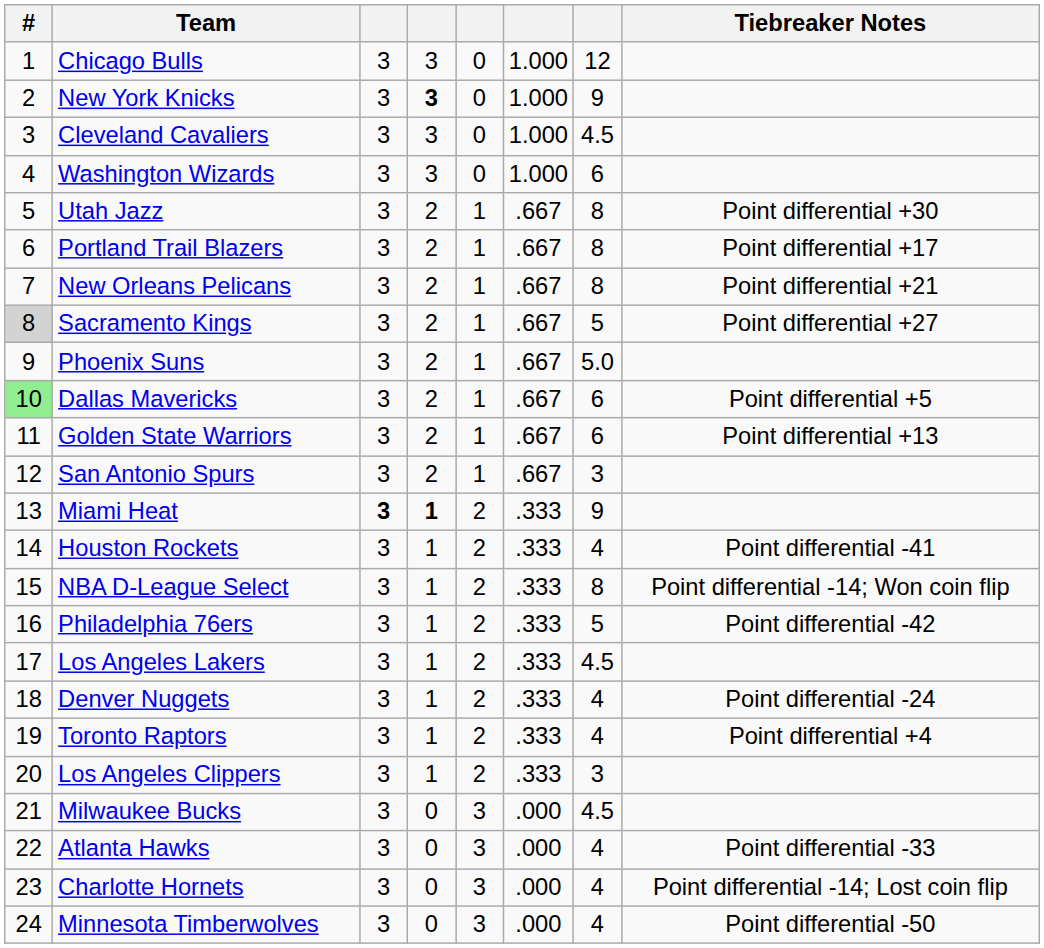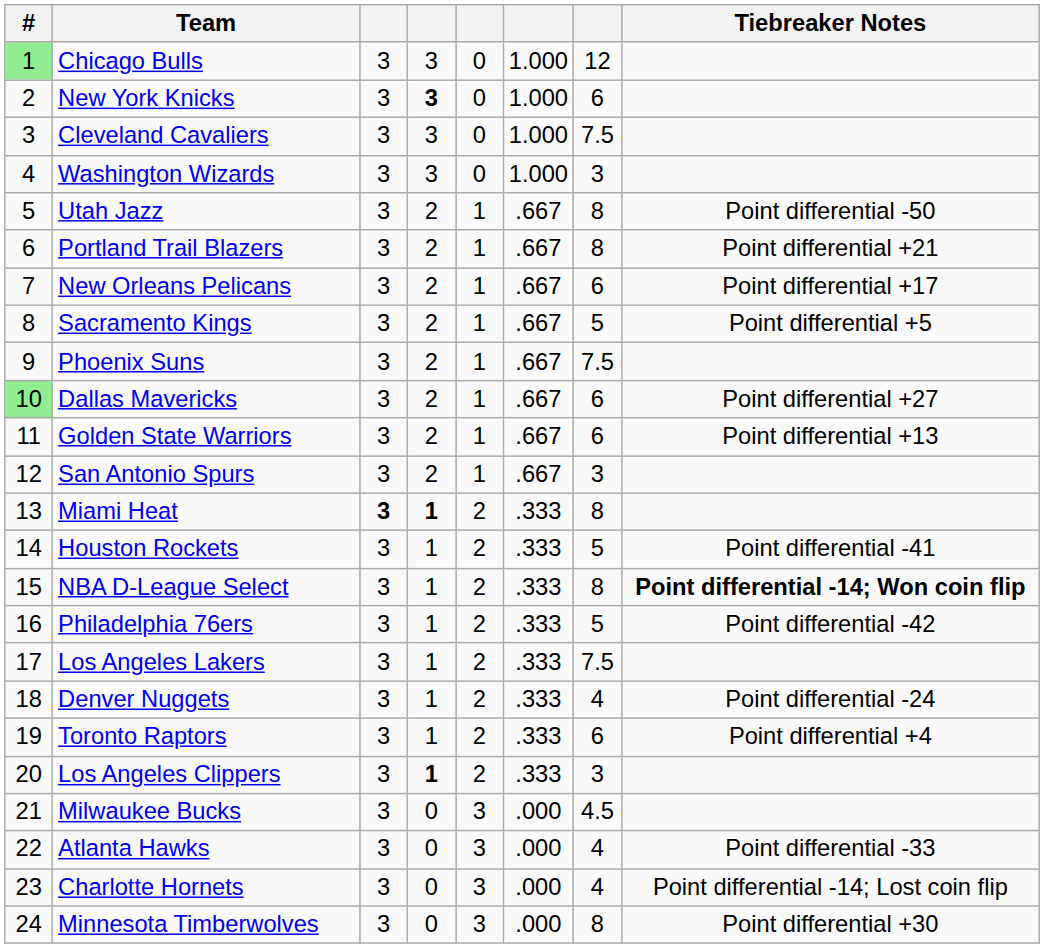(29, 60) no background -> (29, 60) lightgreen background
(597, 98) 9 -> (597, 98) 6
(597, 135) 4.5 -> (597, 135) 7.5
(597, 173) 6 -> (597, 173) 3
(830, 211) Point differential +30 -> (830, 211) Point differential -50
(830, 248) Point differential +17 -> (830, 248) Point differential +21
(597, 286) 8 -> (597, 286) 6
(830, 286) Point differential +21 -> (830, 286) Point differential +17
(29, 323) lightgrey background -> (29, 323) no background
(830, 323) Point differential +27 -> (830, 323) Point differential +5
(597, 361) 5.0 -> (597, 361) 7.5
(830, 398) Point differential +5 -> (830, 398) Point differential +27
(597, 511) 9 -> (597, 511) 8
(597, 549) 4 -> (597, 549) 5
(830, 586) normal -> (830, 586) bold
(597, 661) 4.5 -> (597, 661) 7.5
(597, 736) 4 -> (597, 736) 6
(431, 774) normal -> (431, 774) bold
(597, 924) 4 -> (597, 924) 8
(830, 924) Point differential -50 -> (830, 924) Point differential +30
